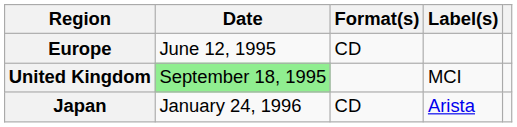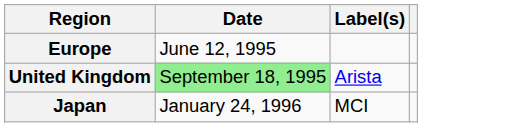- column: (377, 19)
(445, 77) MCI -> (358, 77) Arista
(451, 106) Arista -> (351, 106) MCI
